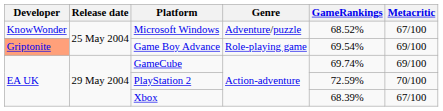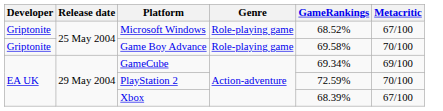(37, 30) KnowWonder -> (29, 30) Griptonite
(263, 30) Adventure/puzzle -> (253, 30) Role-playing game
(29, 47) lightsalmon background -> (29, 47) no background
(347, 47) 69.54% -> (334, 47) 69.58%
(411, 47) 69/100 -> (398, 47) 70/100
(347, 64) 69.74% -> (334, 64) 69.34%
